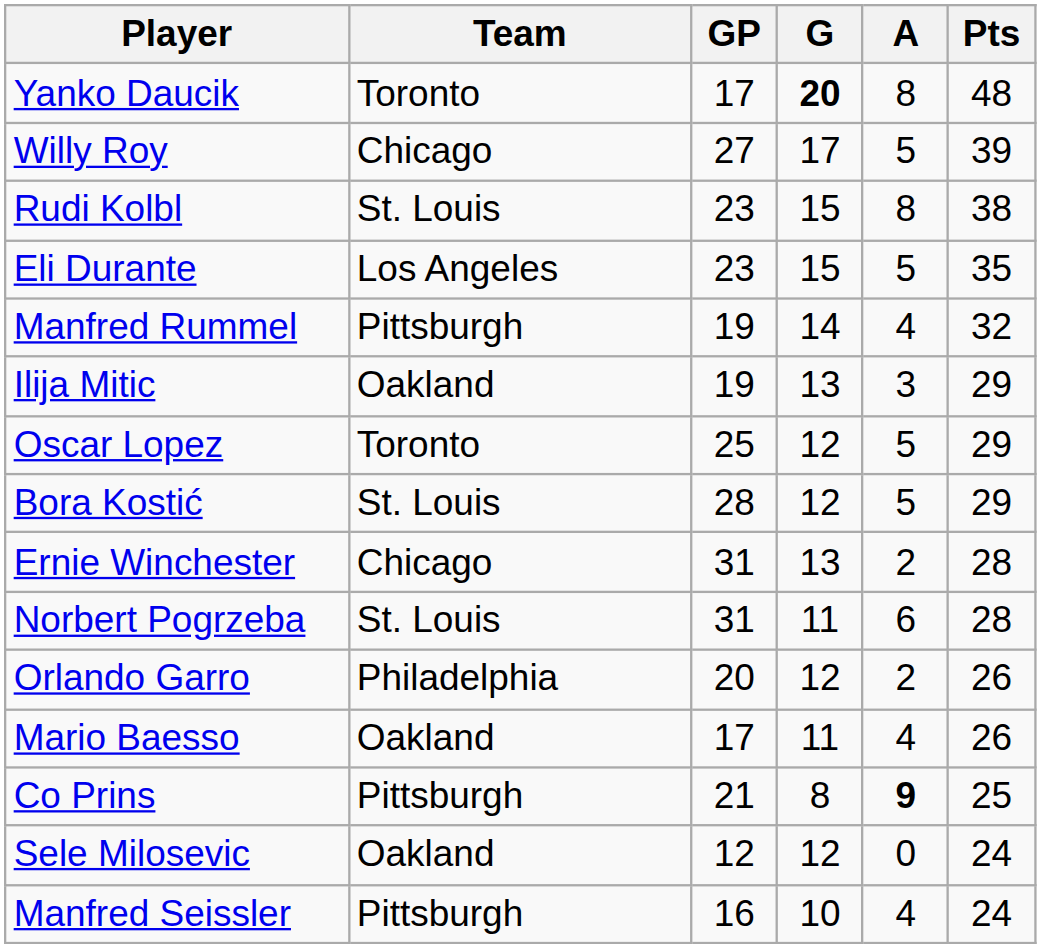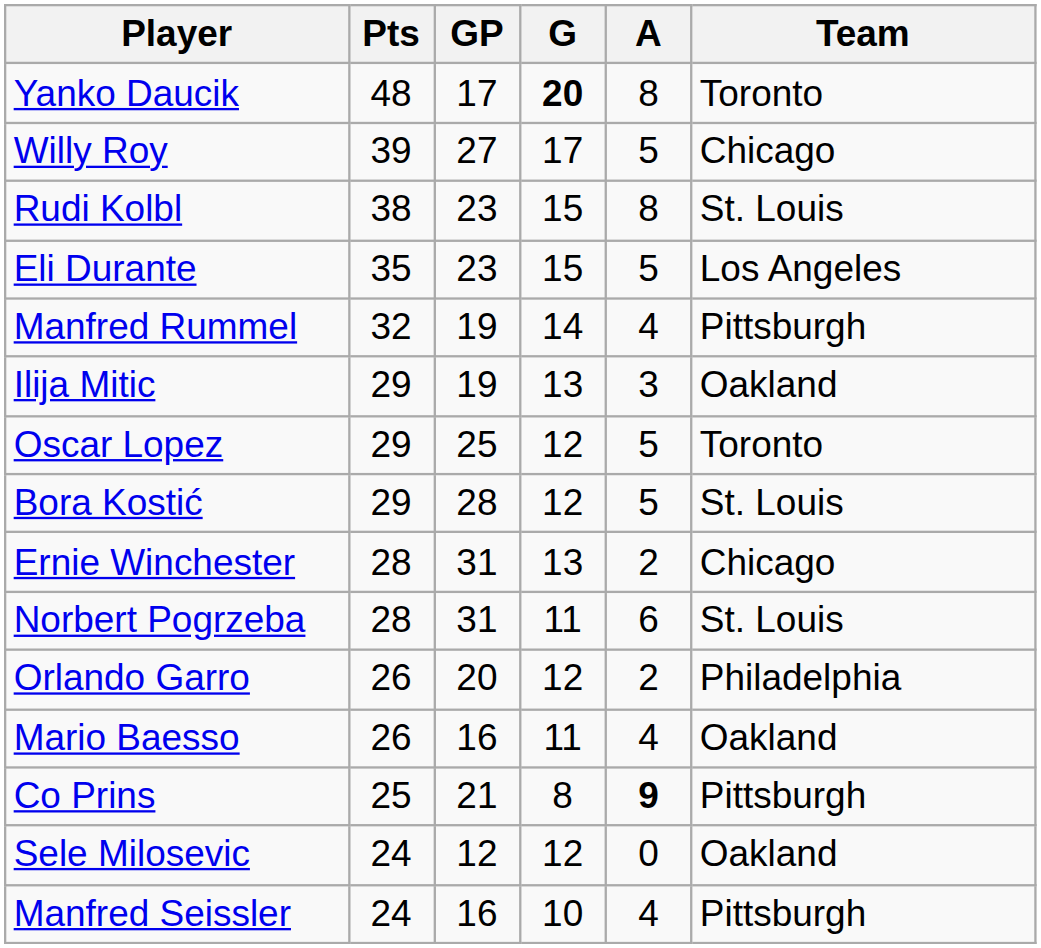columns swapped: (520, 33) <-> (992, 33)
(734, 737) 17 -> (477, 737) 16
